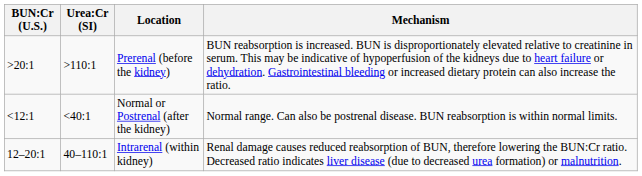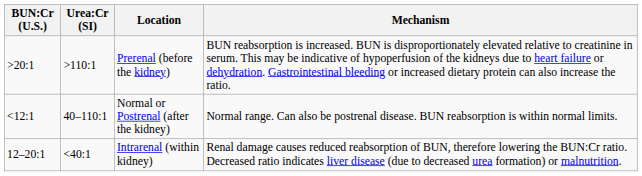(77, 116) <40:1 -> (85, 116) 40–110:1
(85, 154) 40–110:1 -> (77, 154) <40:1
